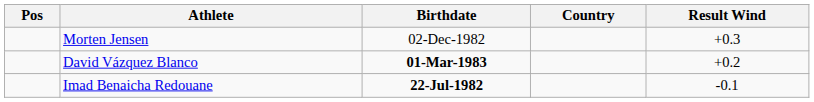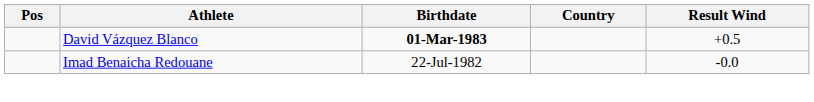- row: (106, 39)
(727, 62) +0.2 -> (727, 39) +0.5
(447, 85) bold -> (447, 62) normal
(727, 85) -0.1 -> (727, 62) -0.0
